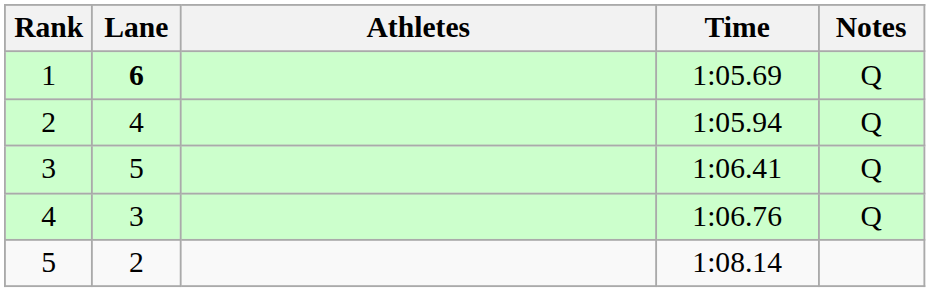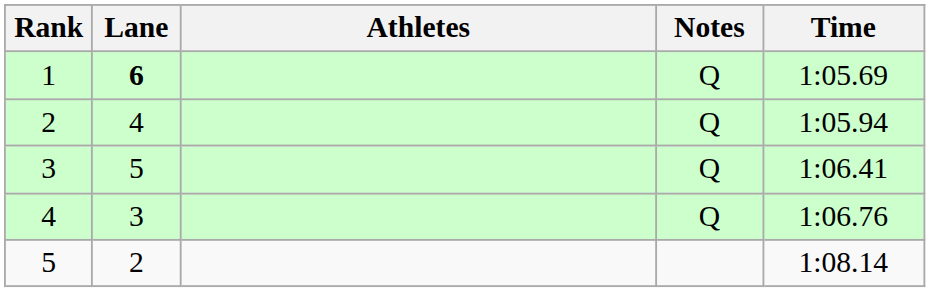columns swapped: (737, 27) <-> (871, 27)
